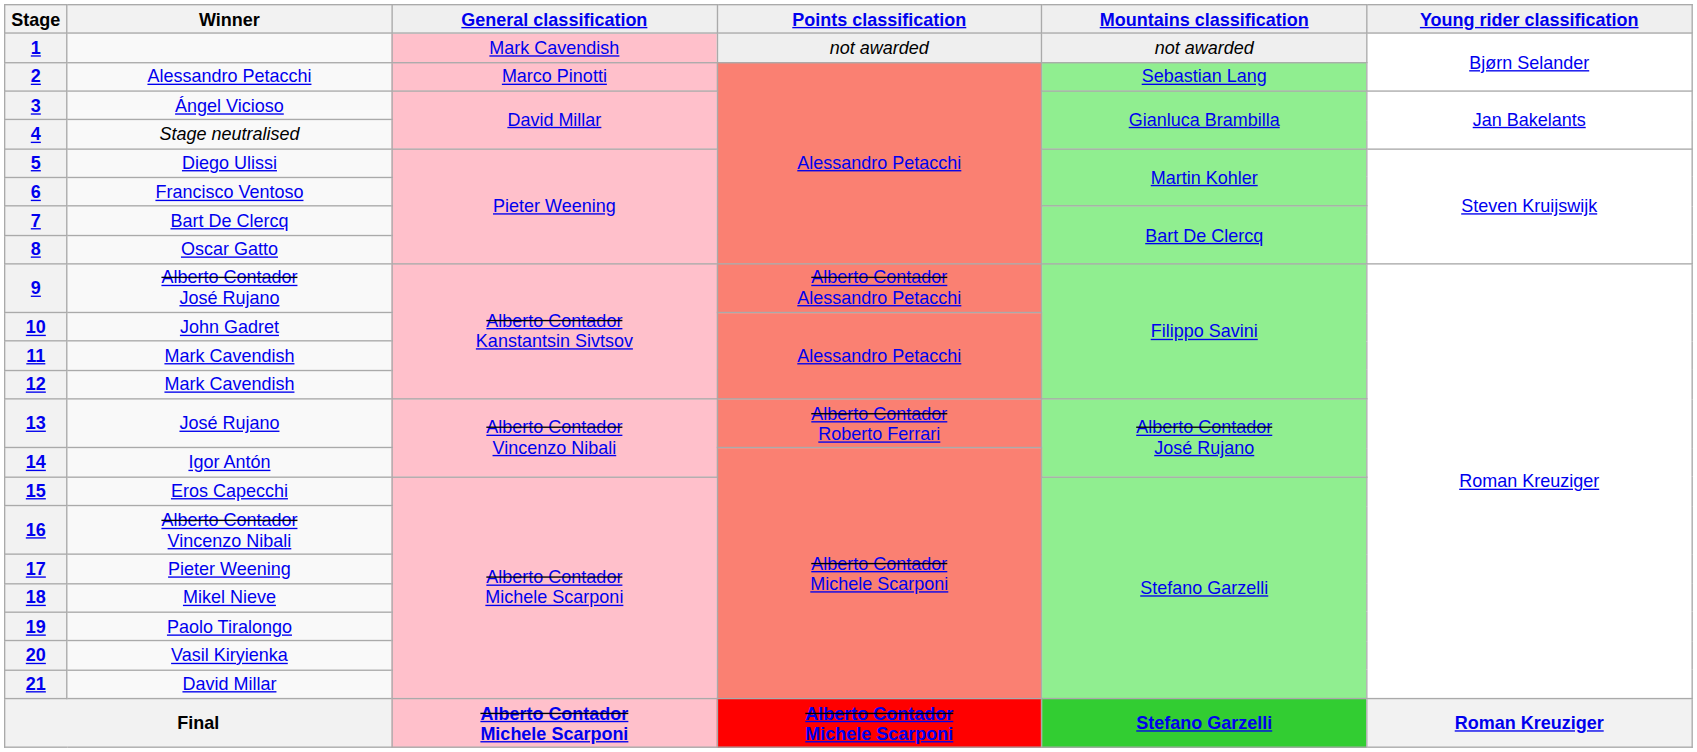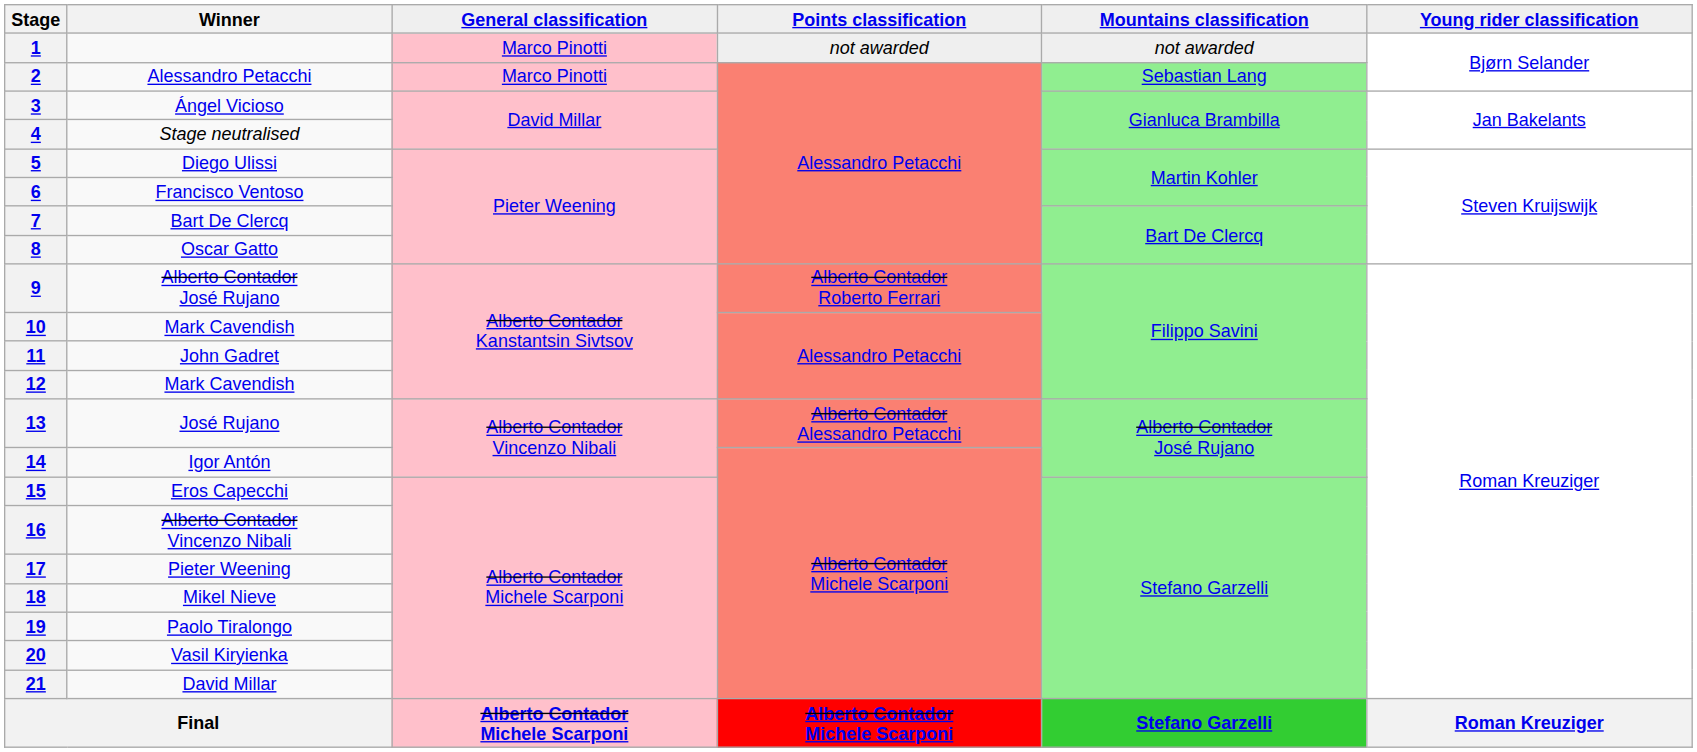(554, 48) Mark Cavendish -> (554, 48) Marco Pinotti
(879, 288) Alberto Contador Alessandro Petacchi -> (879, 288) Alberto Contador Roberto Ferrari
(229, 327) John Gadret -> (229, 327) Mark Cavendish
(229, 356) Mark Cavendish -> (229, 356) John Gadret
(879, 424) Alberto Contador Roberto Ferrari -> (879, 424) Alberto Contador Alessandro Petacchi
